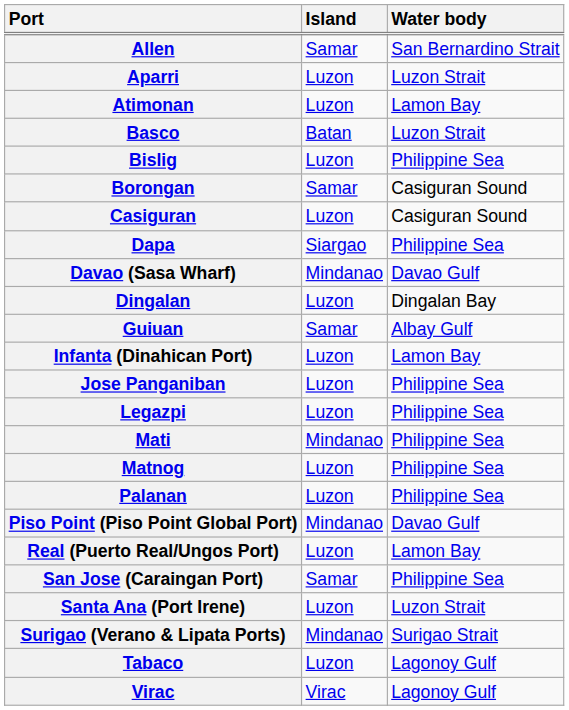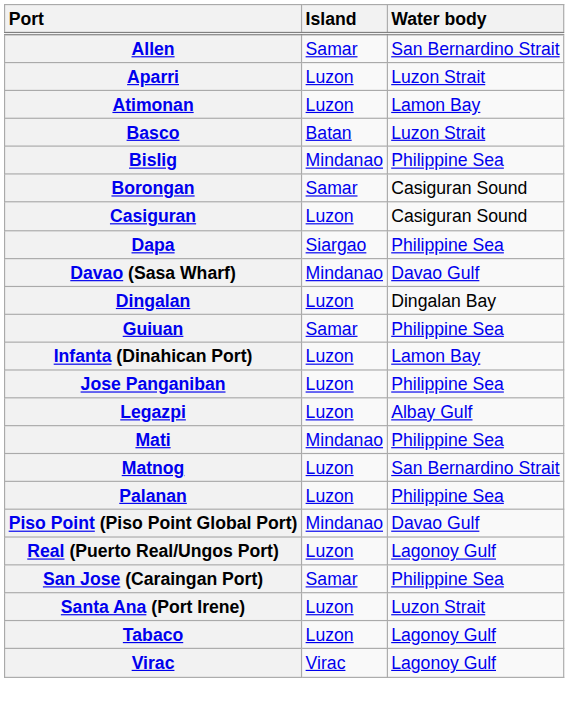(330, 161) Luzon -> (344, 161) Mindanao
(432, 328) Albay Gulf -> (448, 328) Philippine Sea
(448, 412) Philippine Sea -> (432, 412) Albay Gulf
(448, 468) Philippine Sea -> (475, 468) San Bernardino Strait
(436, 551) Lamon Bay -> (444, 551) Lagonoy Gulf
- row: (153, 635)
